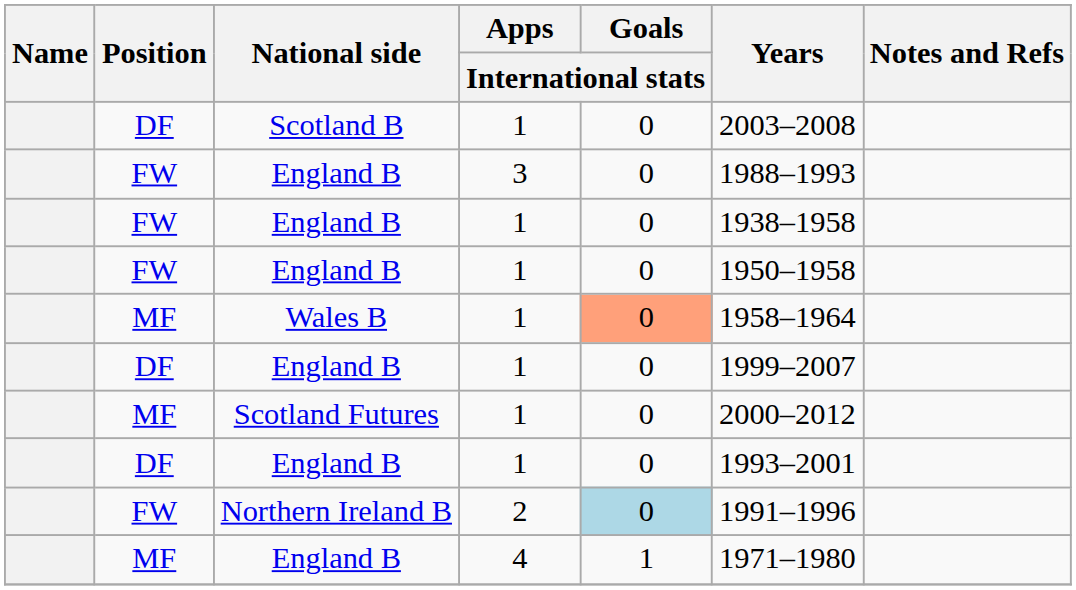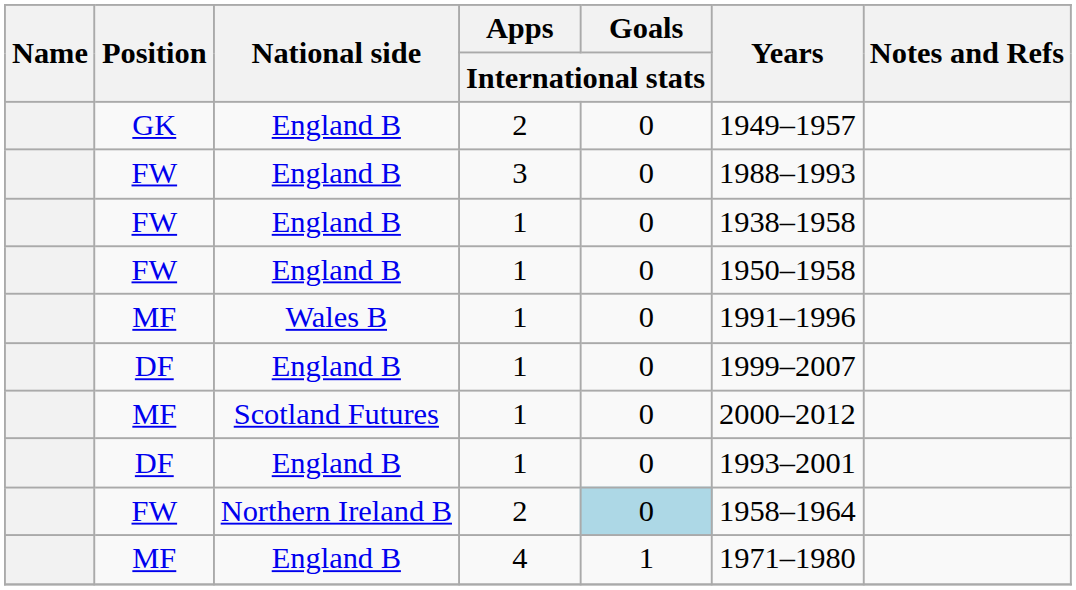- row: (154, 125)
+ row: (154, 125)
(646, 317) lightsalmon background -> (646, 317) no background
(787, 317) 1958–1964 -> (787, 317) 1991–1996
(787, 510) 1991–1996 -> (787, 510) 1958–1964
